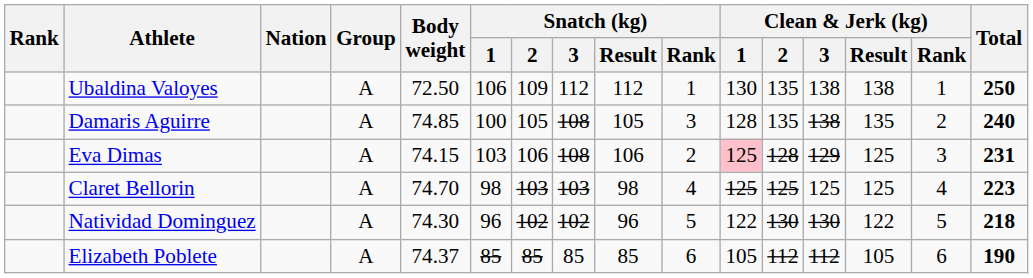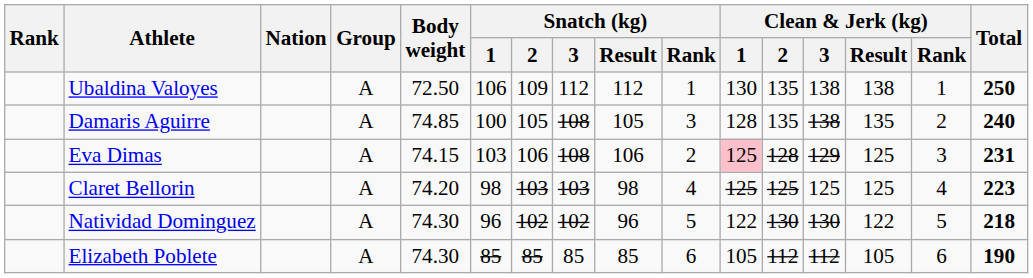(435, 188) 74.70 -> (435, 188) 74.20
(435, 255) 74.37 -> (435, 255) 74.30
